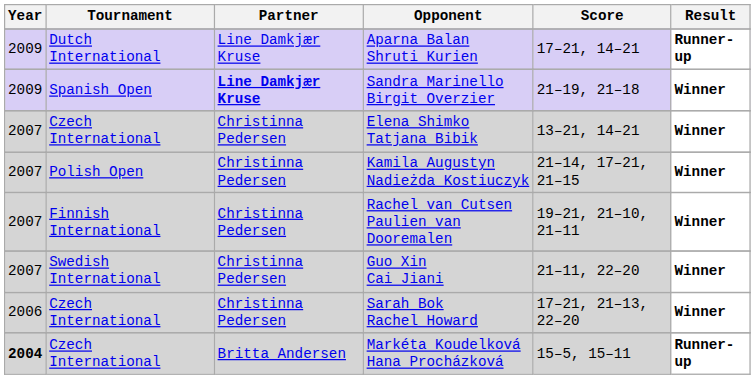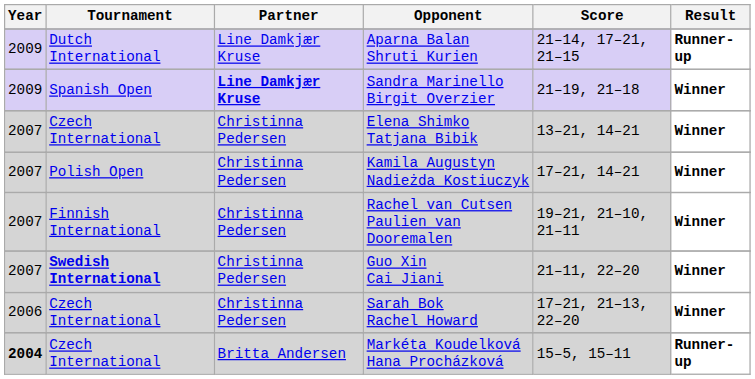(588, 49) 17–21, 14–21 -> (592, 49) 21–14, 17–21, 21–15
(592, 172) 21–14, 17–21, 21–15 -> (588, 172) 17–21, 14–21
(105, 271) normal -> (105, 271) bold
